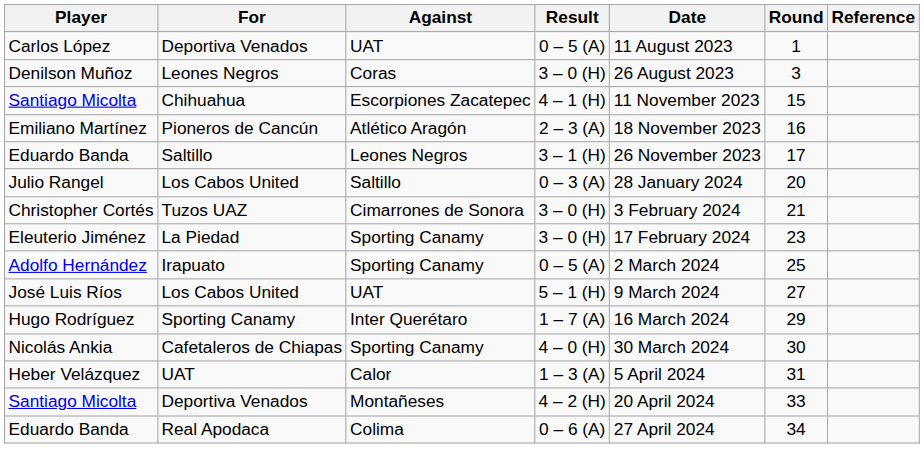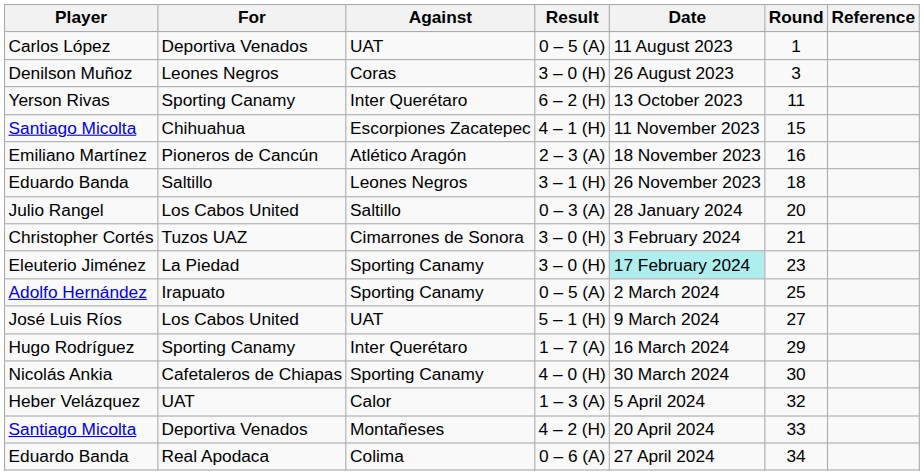+ row: (59, 100)
(796, 155) 17 -> (796, 182) 18
(682, 237) no background -> (682, 264) paleturquoise background
(796, 374) 31 -> (796, 401) 32
